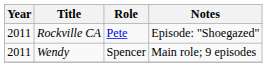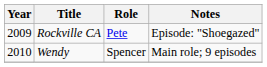(19, 33) 2011 -> (19, 33) 2009
(19, 52) 2011 -> (19, 52) 2010
